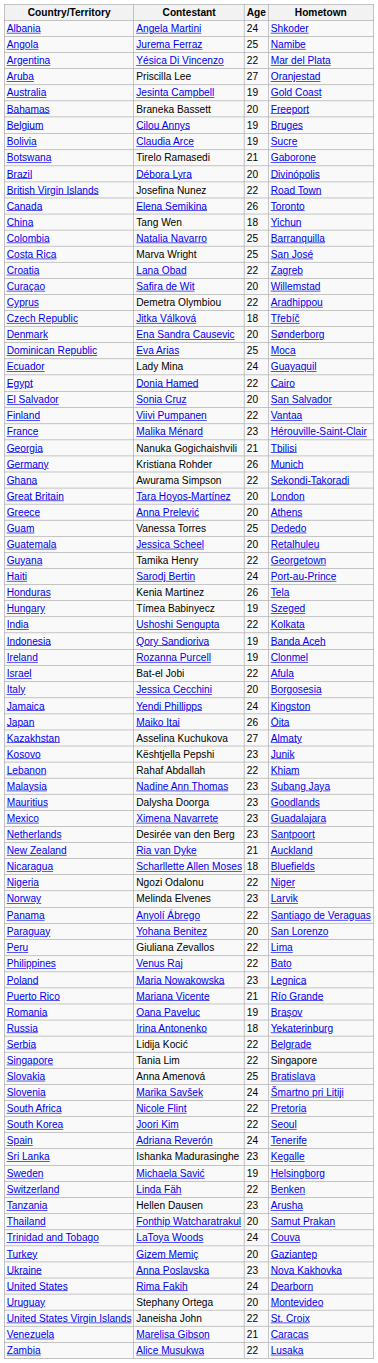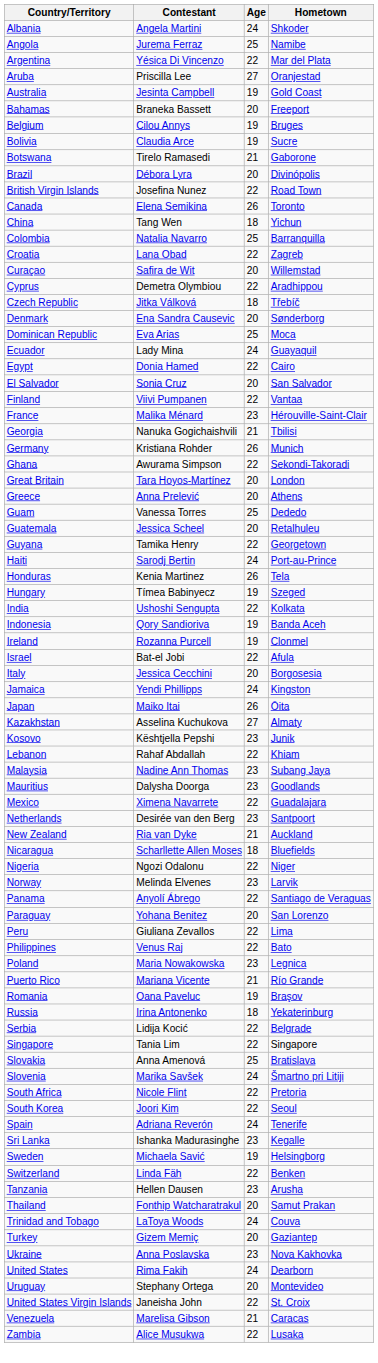- row: (32, 254)
(252, 819) 23 -> (252, 803) 22
